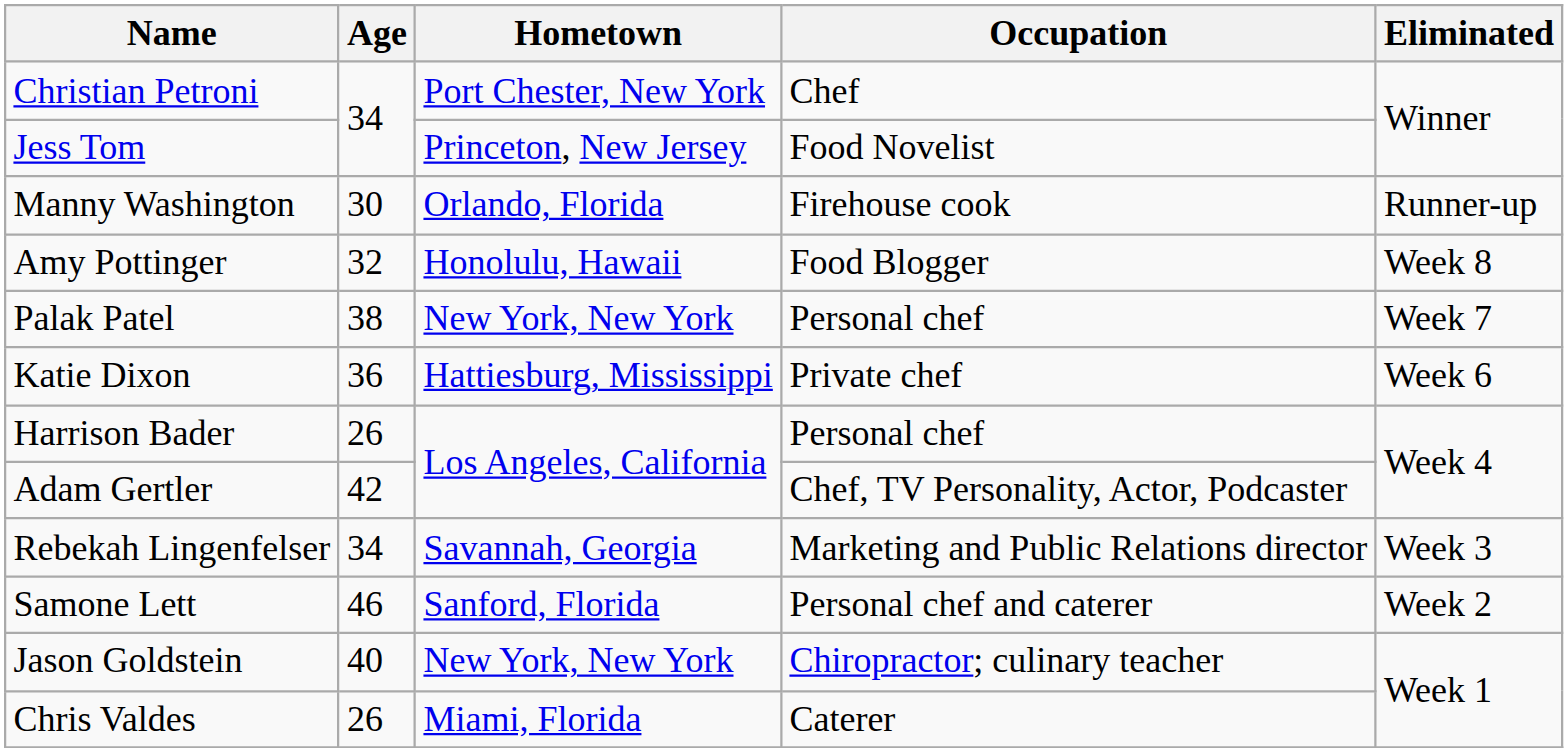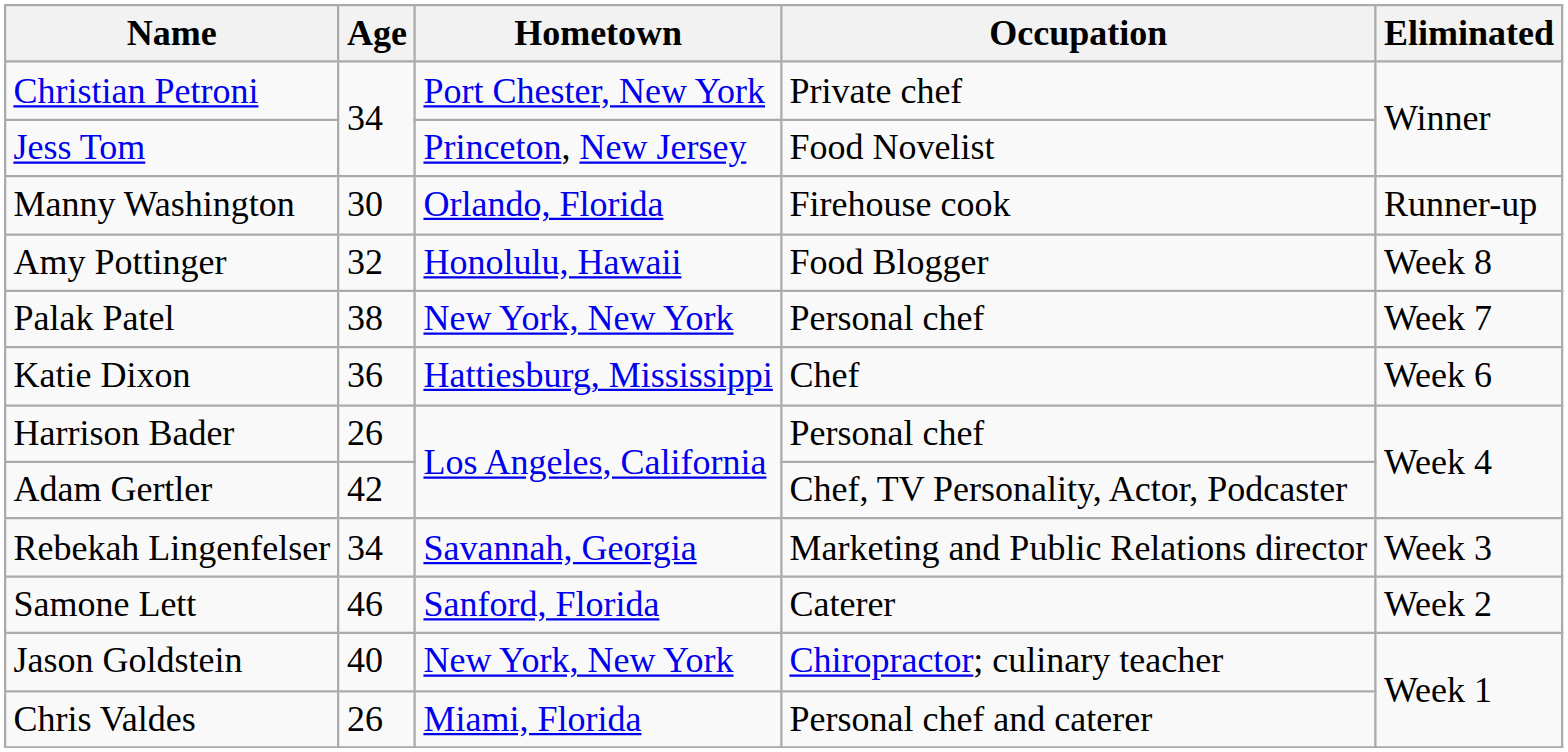(824, 90) Chef -> (876, 90) Private chef
(876, 375) Private chef -> (824, 375) Chef
(971, 603) Personal chef and caterer -> (842, 603) Caterer
(842, 718) Caterer -> (971, 718) Personal chef and caterer
